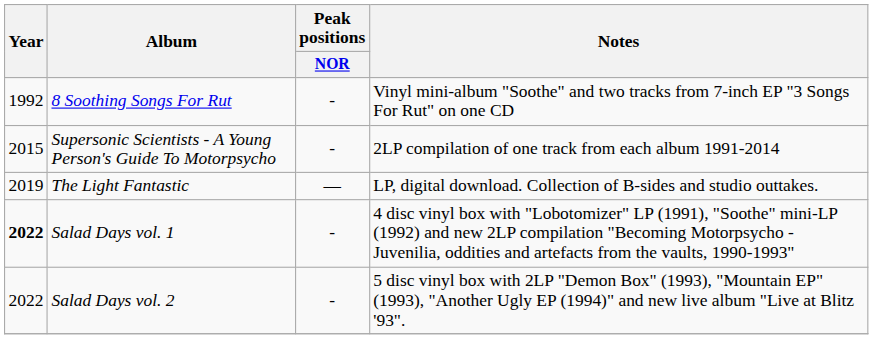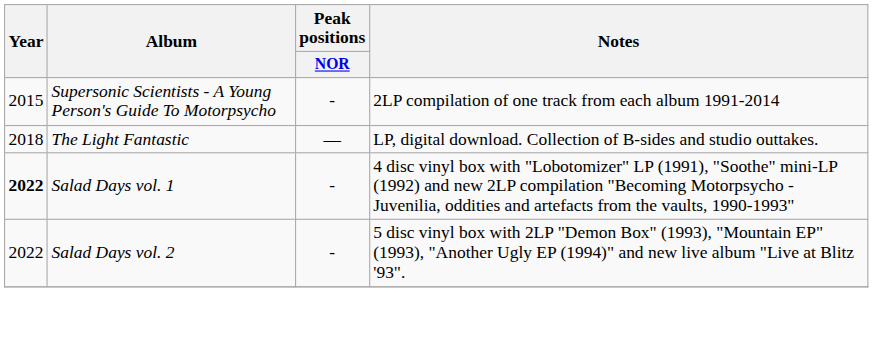- row: (142, 101)
(26, 186) 2019 -> (26, 138) 2018
